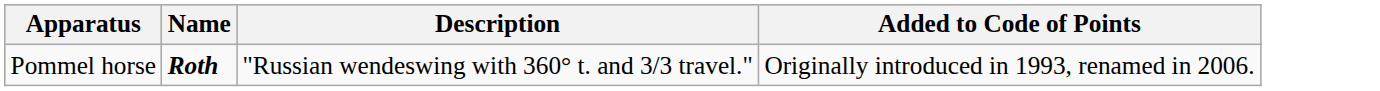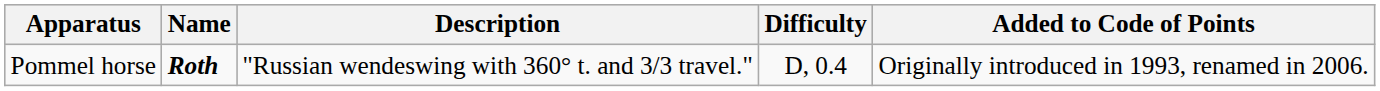+ column: (816, 24)
